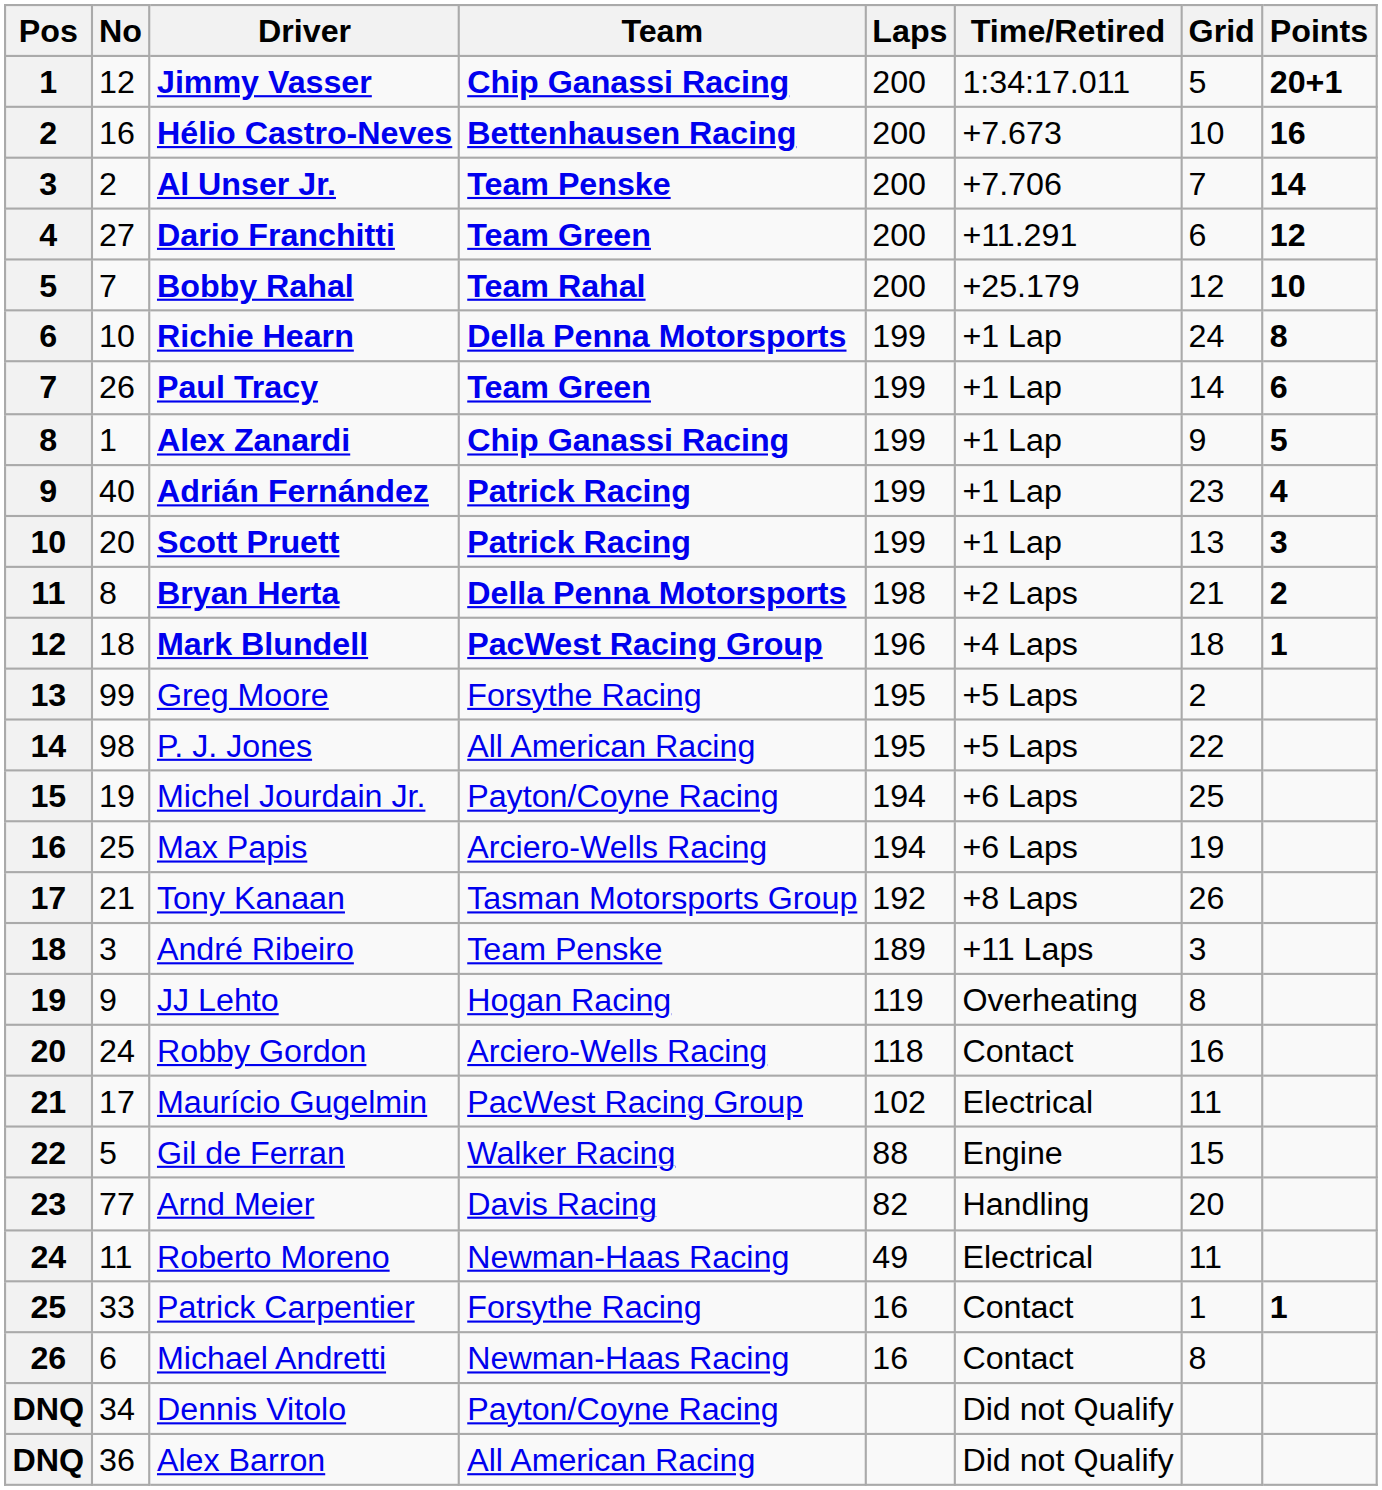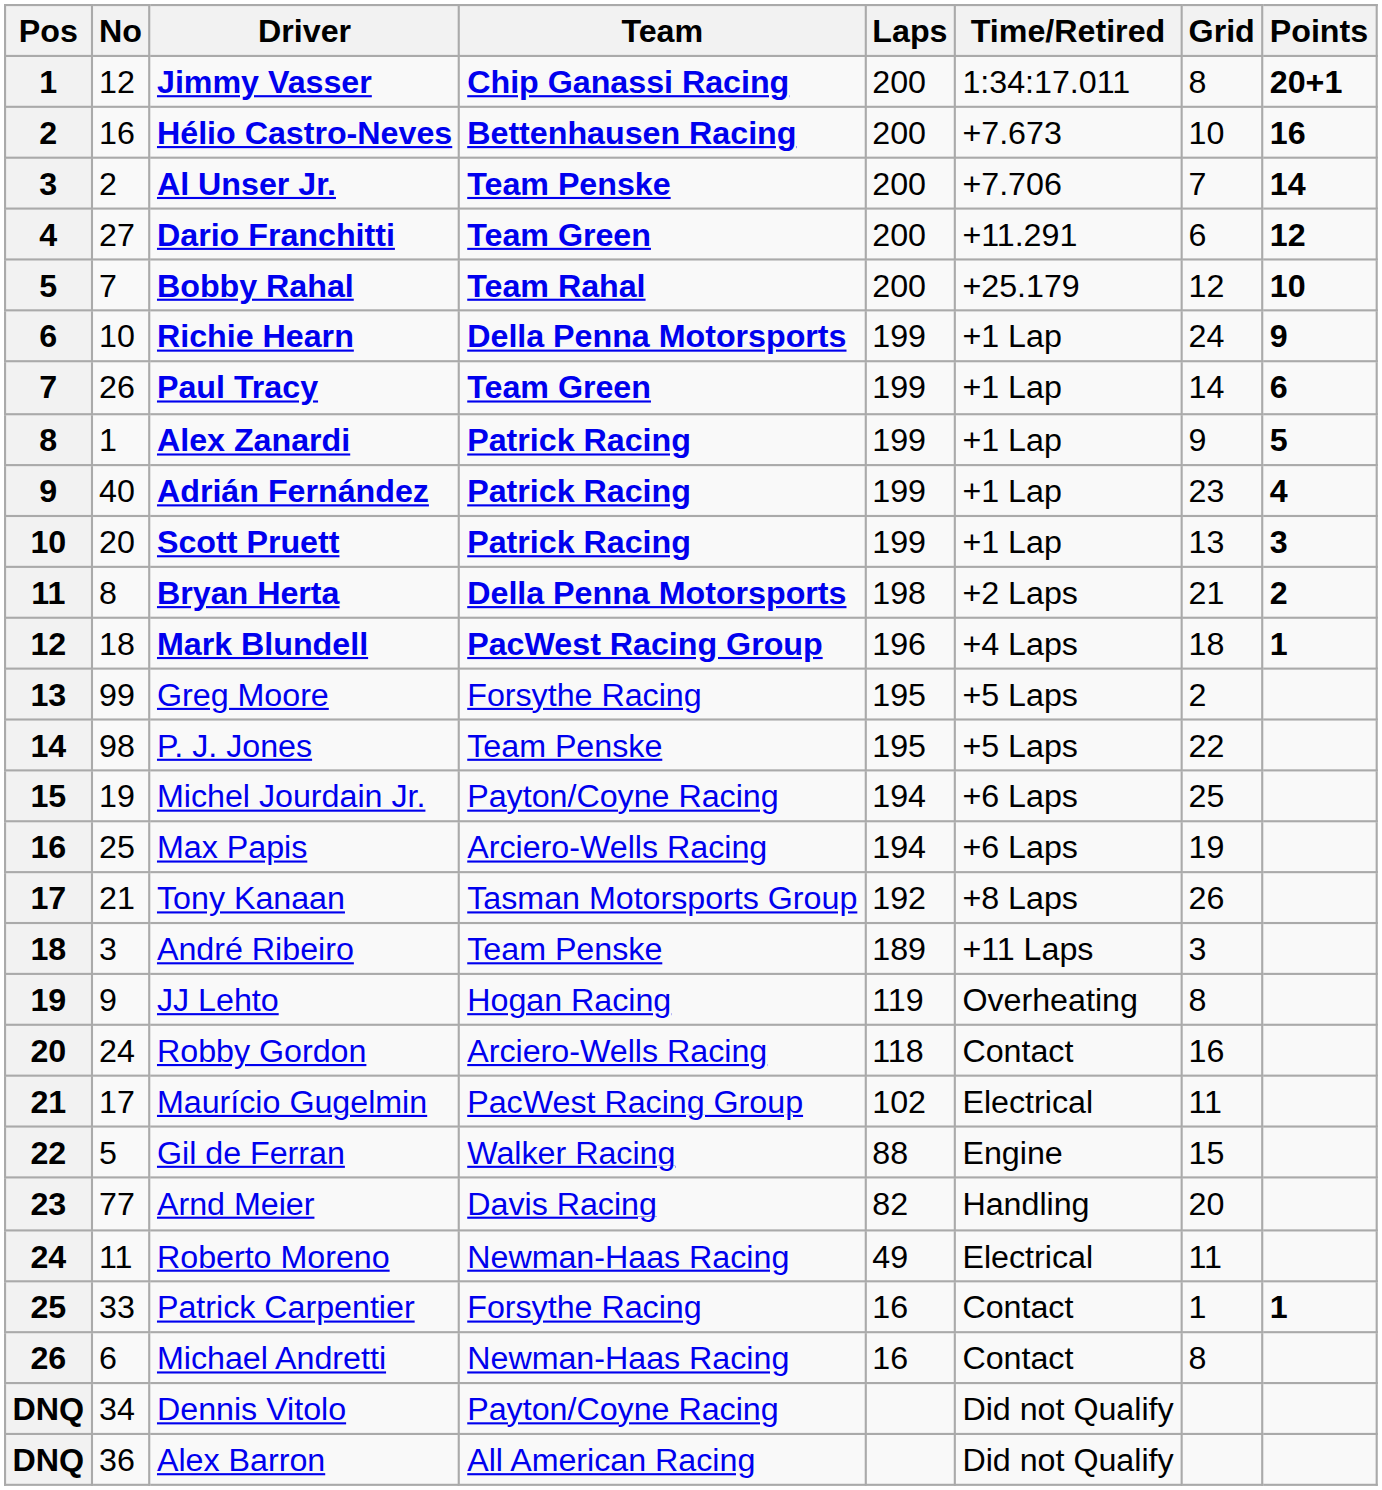(1198, 82) 5 -> (1198, 82) 8
(1279, 337) 8 -> (1279, 337) 9
(628, 439) Chip Ganassi Racing -> (579, 439) Patrick Racing
(611, 745) All American Racing -> (565, 745) Team Penske
